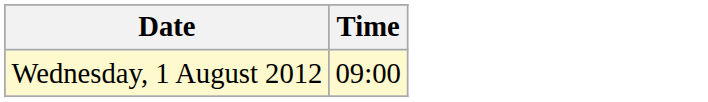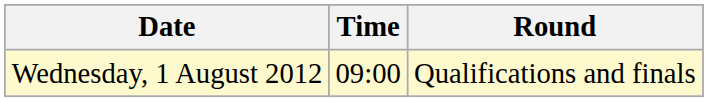+ column: (555, 27)
